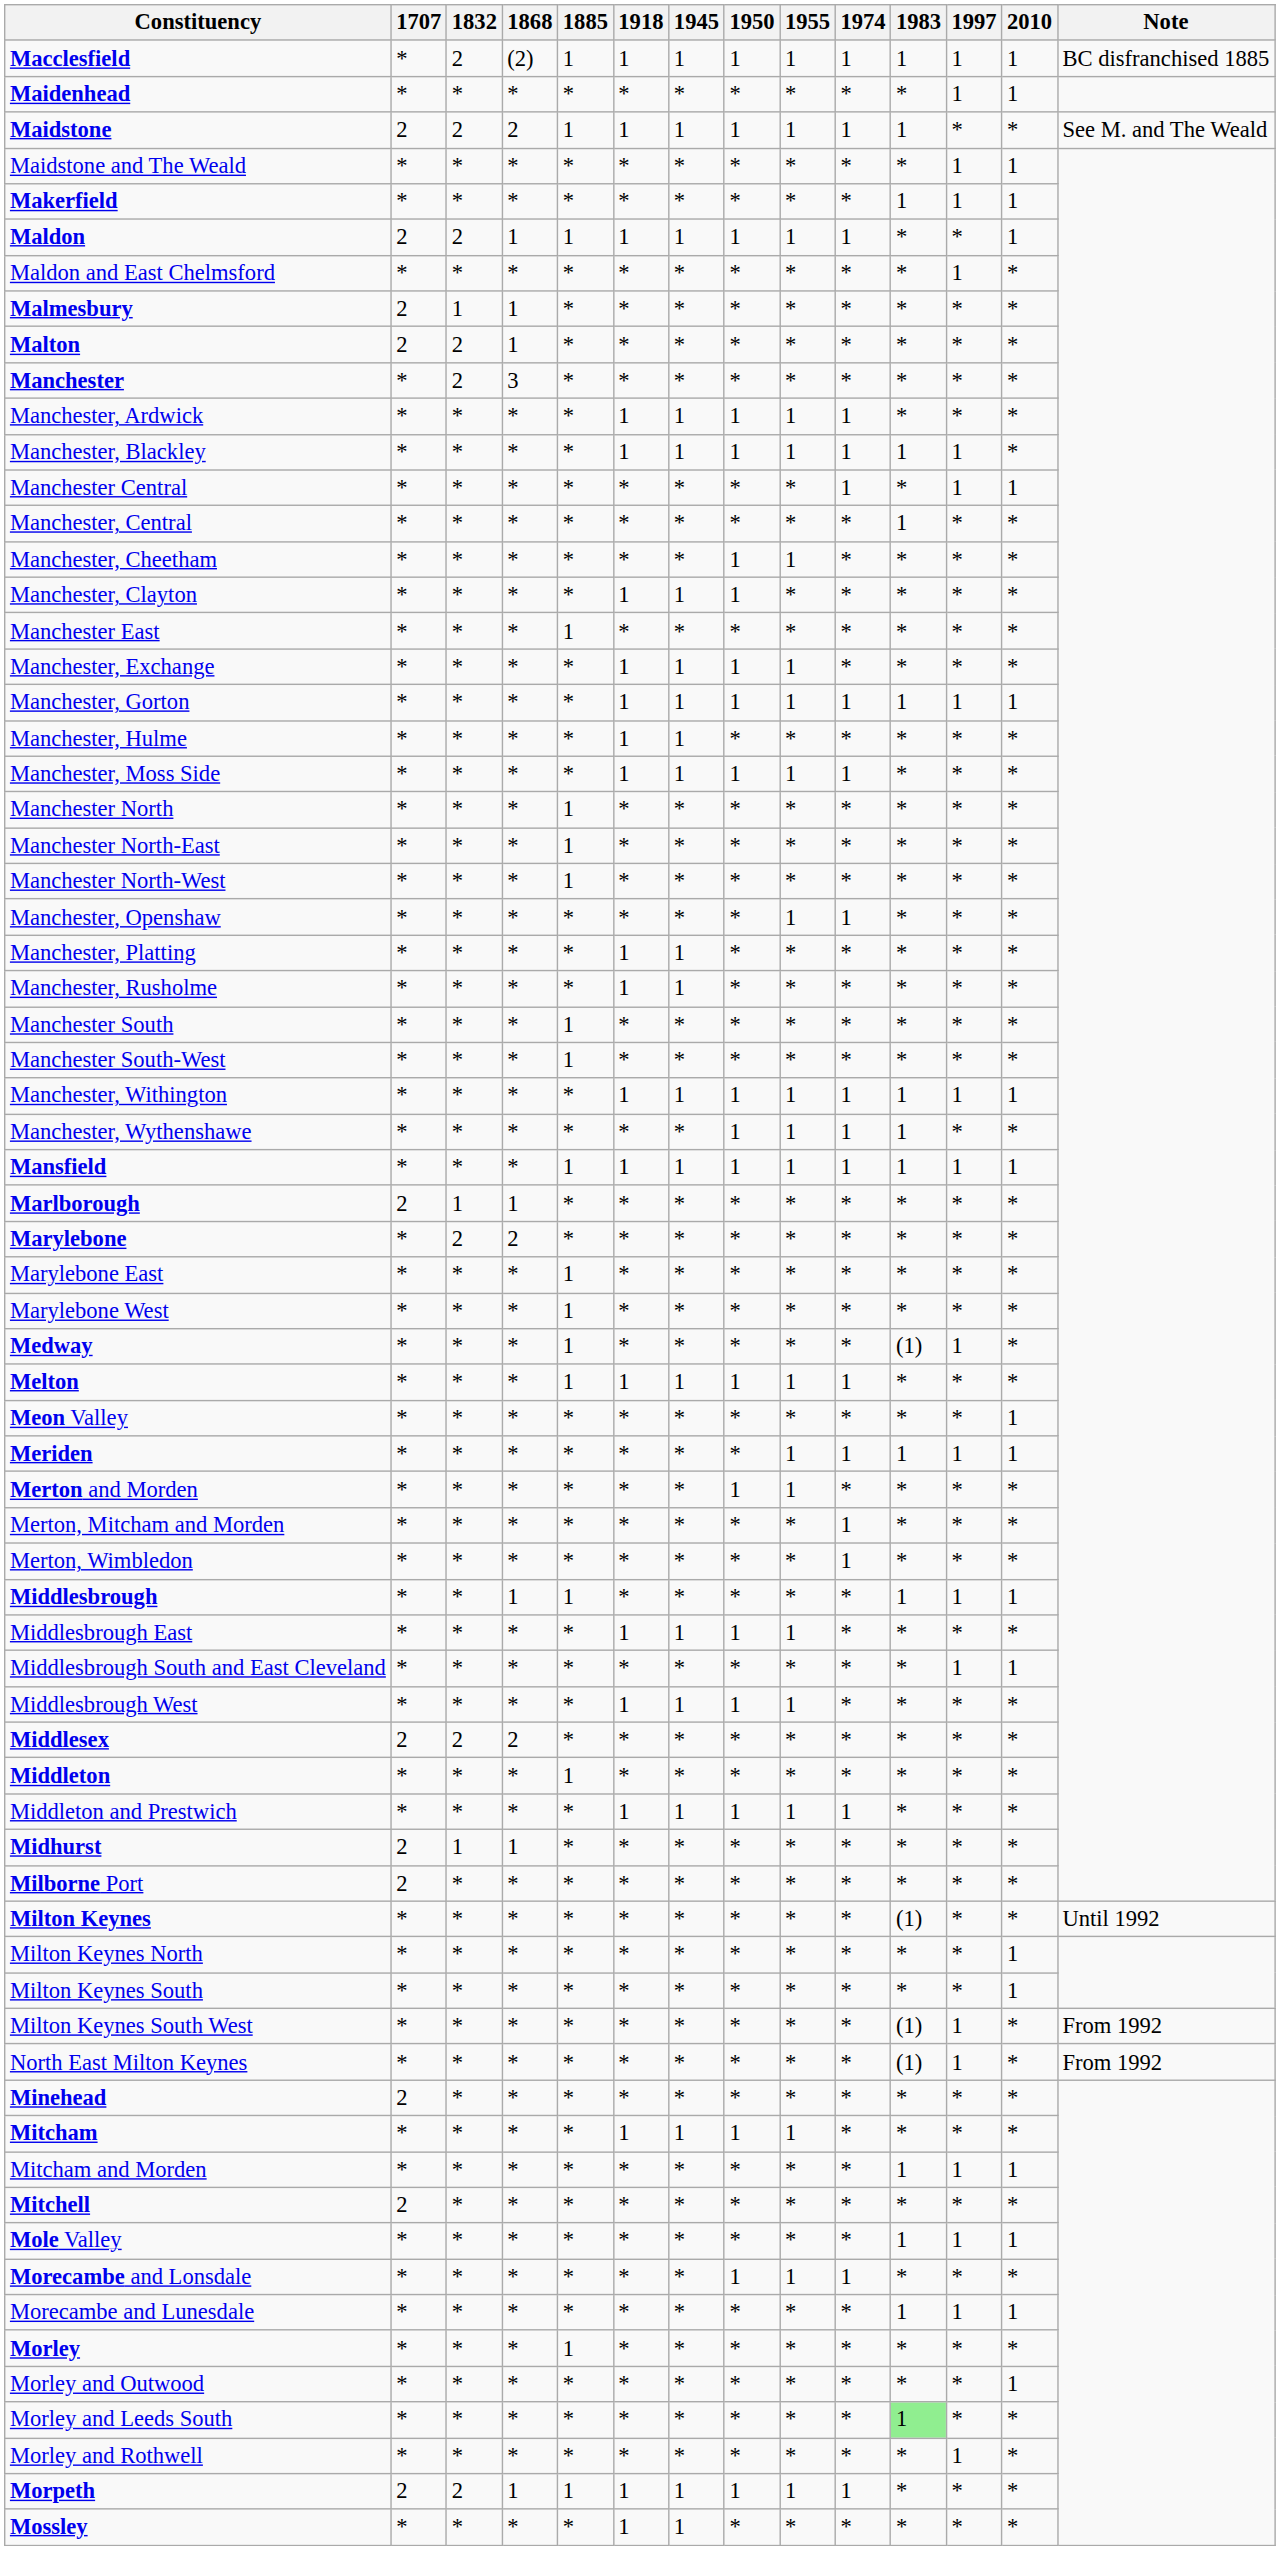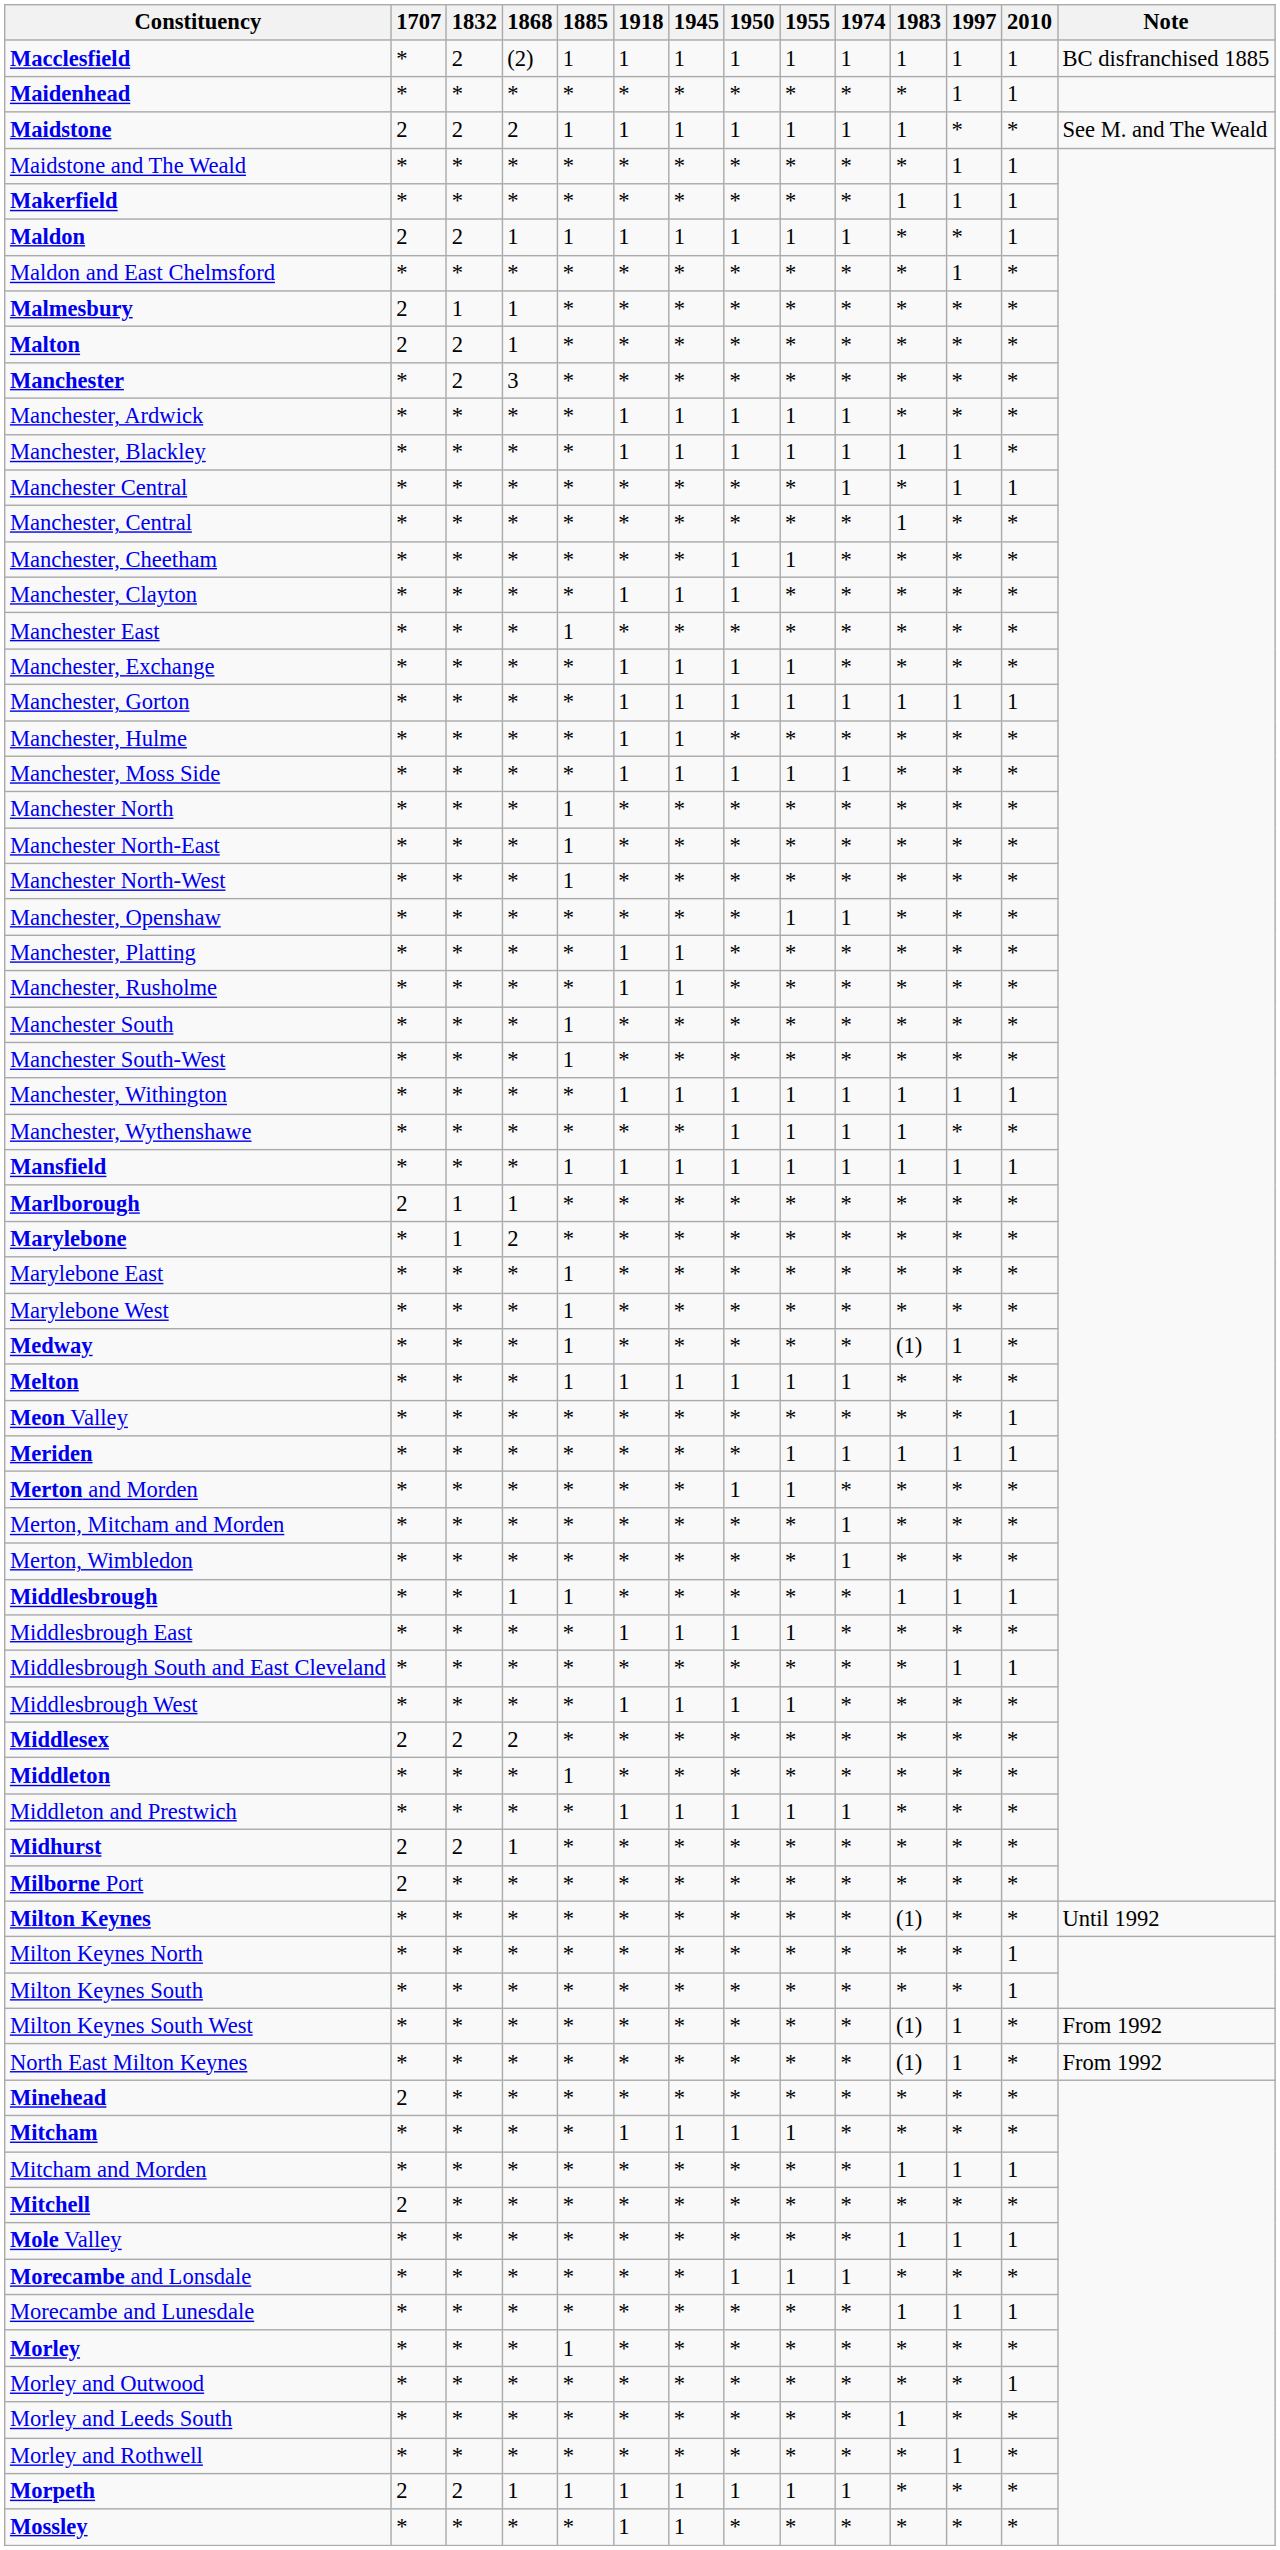(457, 1238) 2 -> (457, 1238) 1
(457, 1847) 1 -> (457, 1847) 2
(902, 2419) lightgreen background -> (902, 2419) no background
